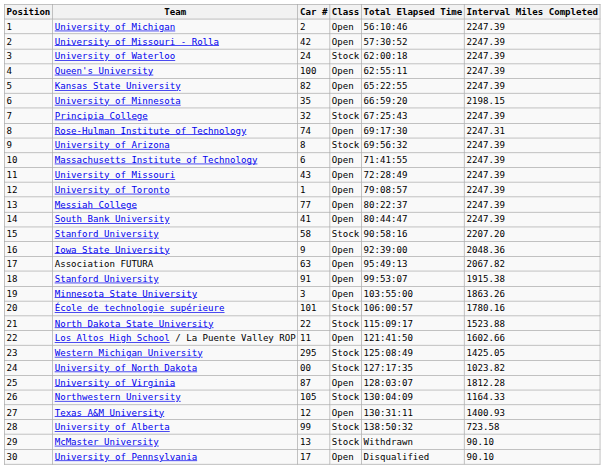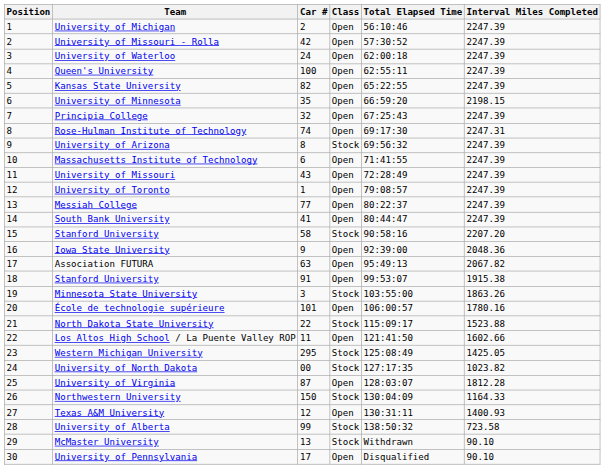(346, 56) Stock -> (343, 56) Open
(346, 116) Stock -> (343, 116) Open
(343, 294) Open -> (346, 294) Stock
(346, 308) Stock -> (343, 308) Open
(308, 397) 105 -> (308, 397) 150
